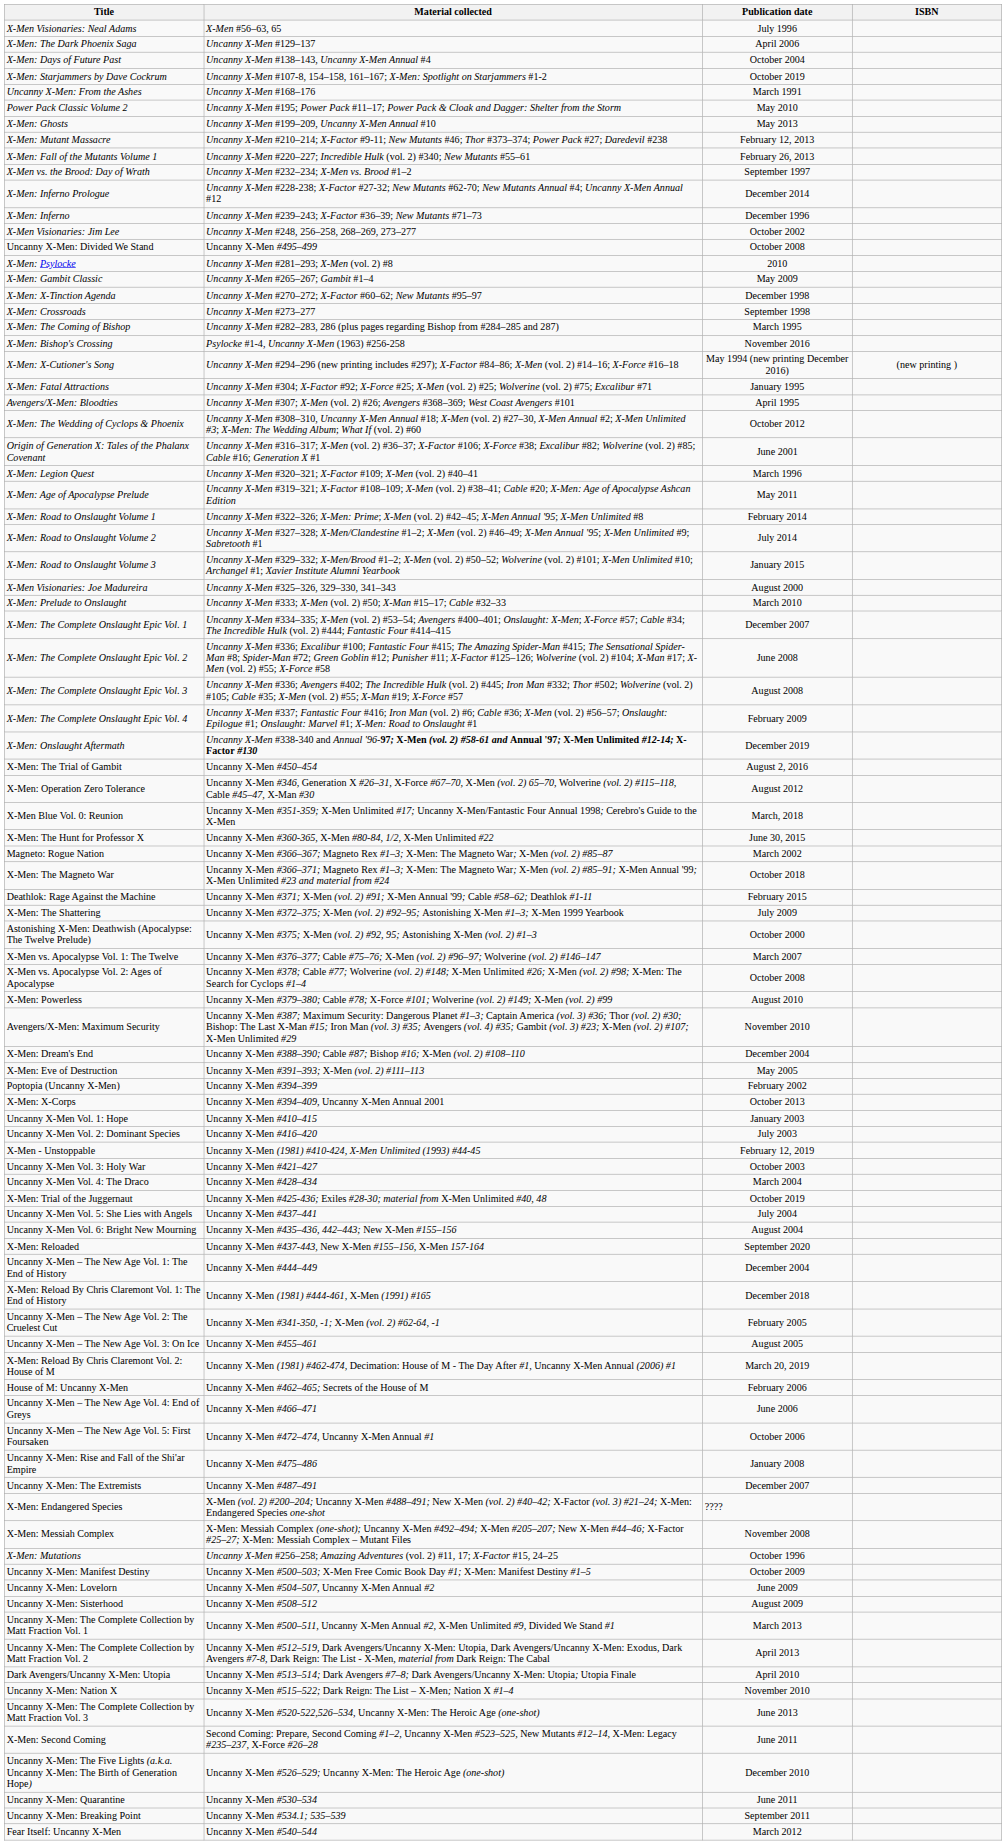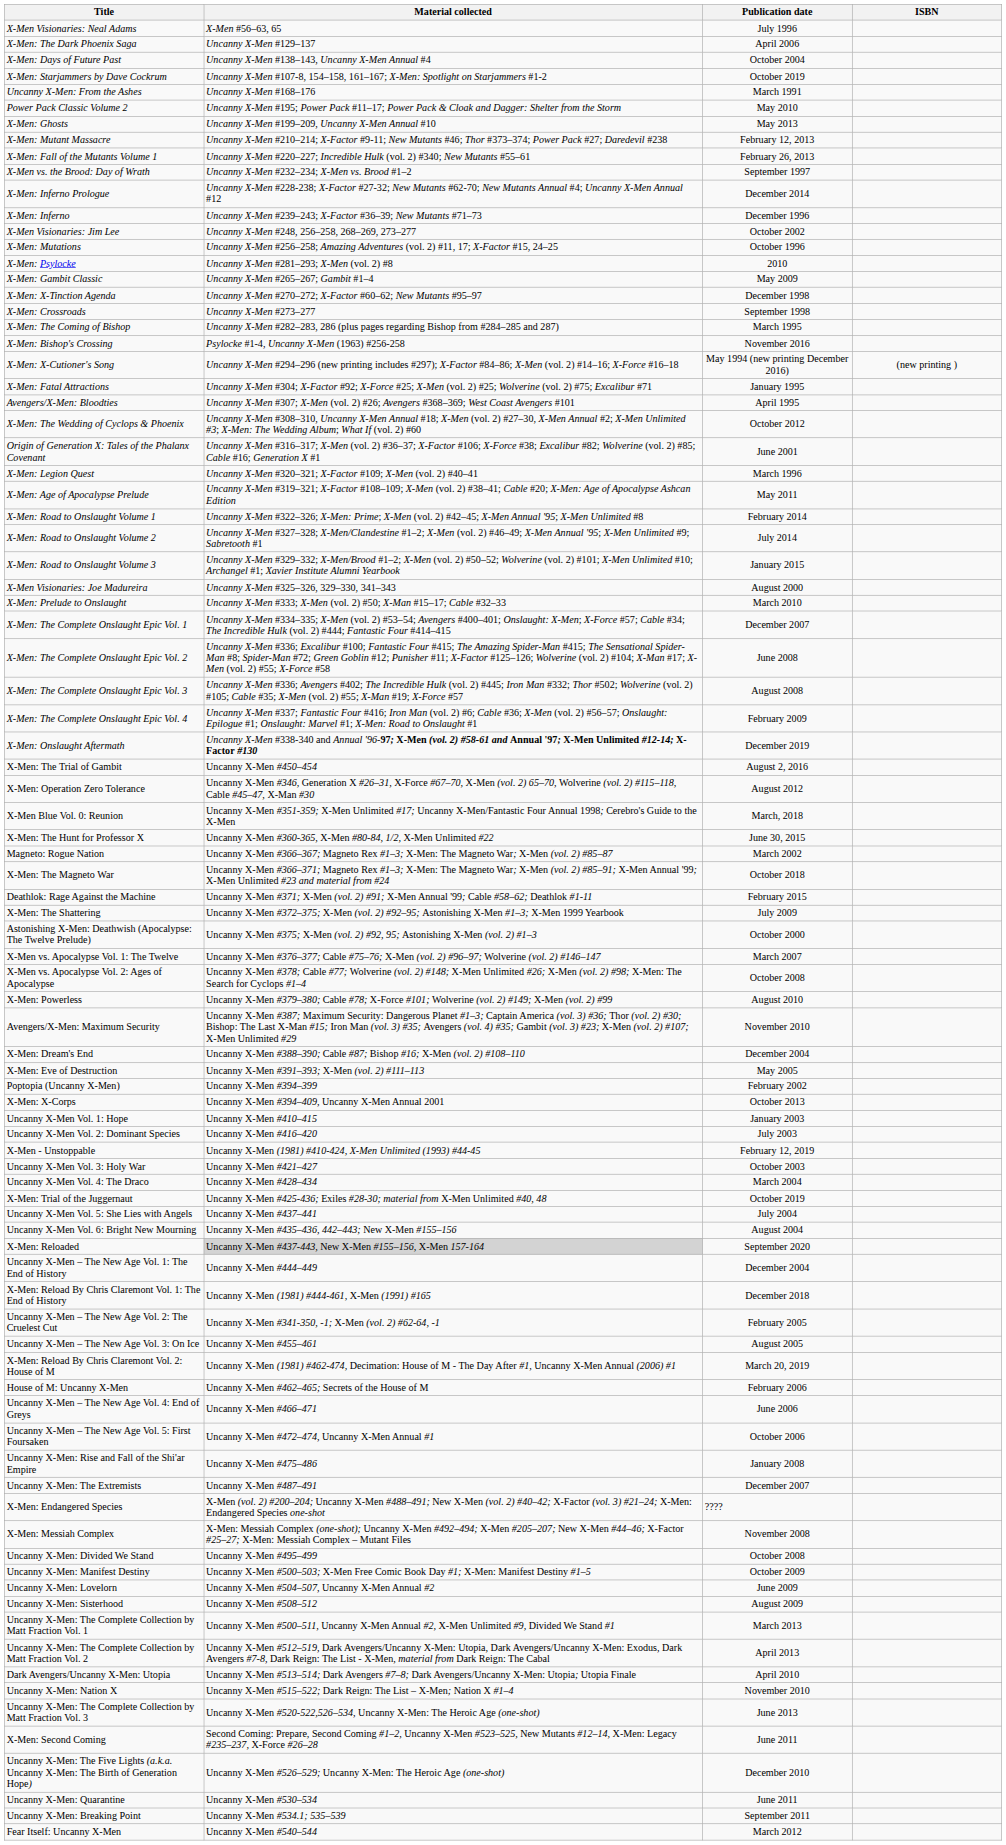rows swapped: (44, 1556) <-> (80, 247)
(345, 1246) no background -> (345, 1246) lightgrey background
